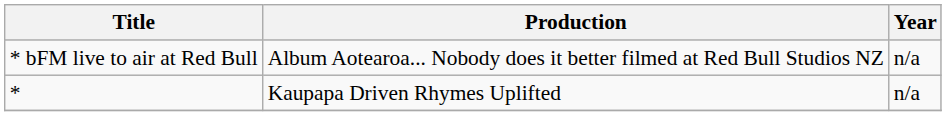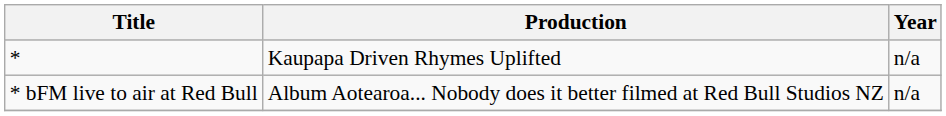rows swapped: (15, 93) <-> (134, 57)
